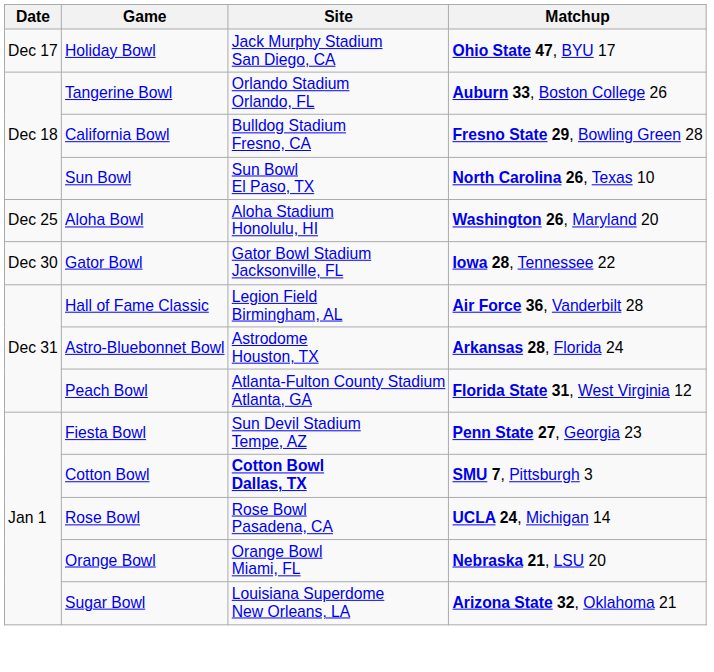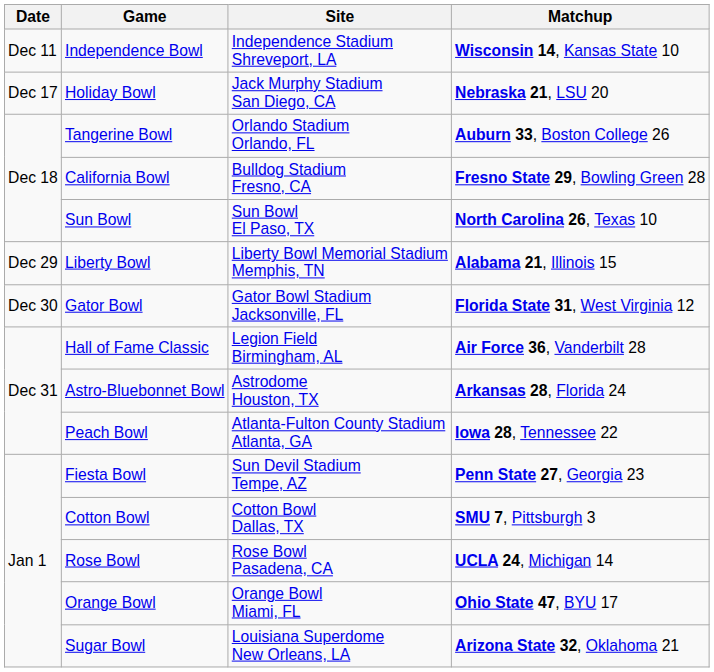+ row: (134, 50)
(534, 50) Ohio State 47, BYU 17 -> (532, 93) Nebraska 21, LSU 20
- row: (104, 220)
+ row: (108, 263)
(534, 263) Iowa 28, Tennessee 22 -> (575, 305) Florida State 31, West Virginia 12
(572, 390) Florida State 31, West Virginia 12 -> (536, 433) Iowa 28, Tennessee 22
(278, 475) bold -> (274, 518) normal
(529, 560) Nebraska 21, LSU 20 -> (537, 603) Ohio State 47, BYU 17
